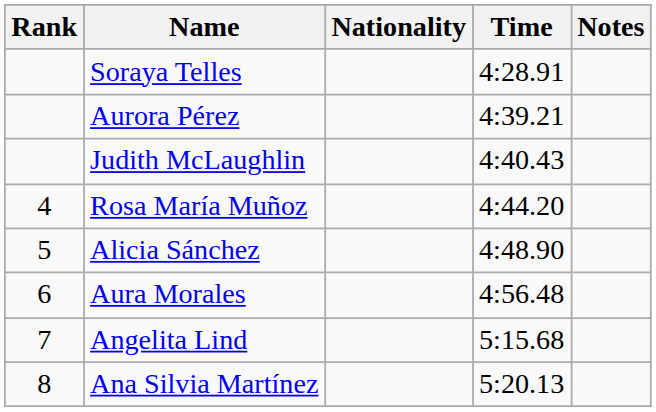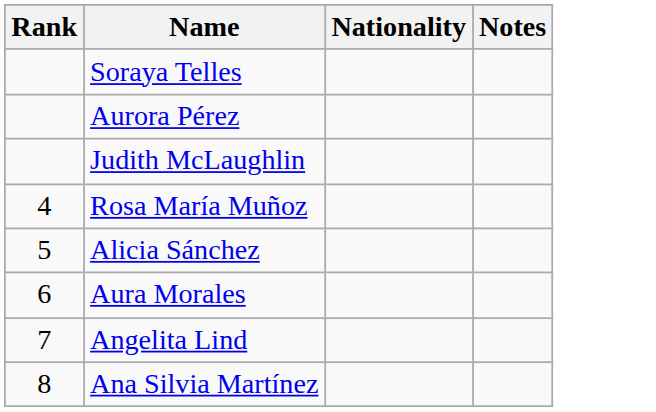- column: (522, 26)
